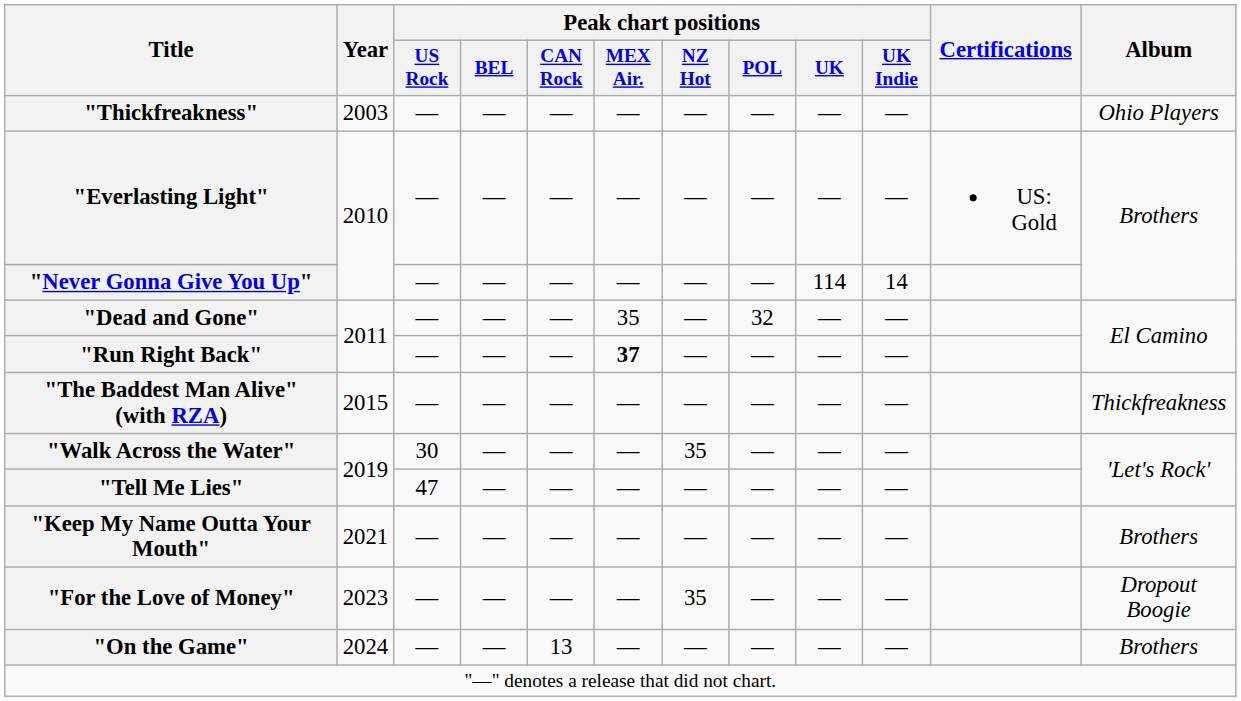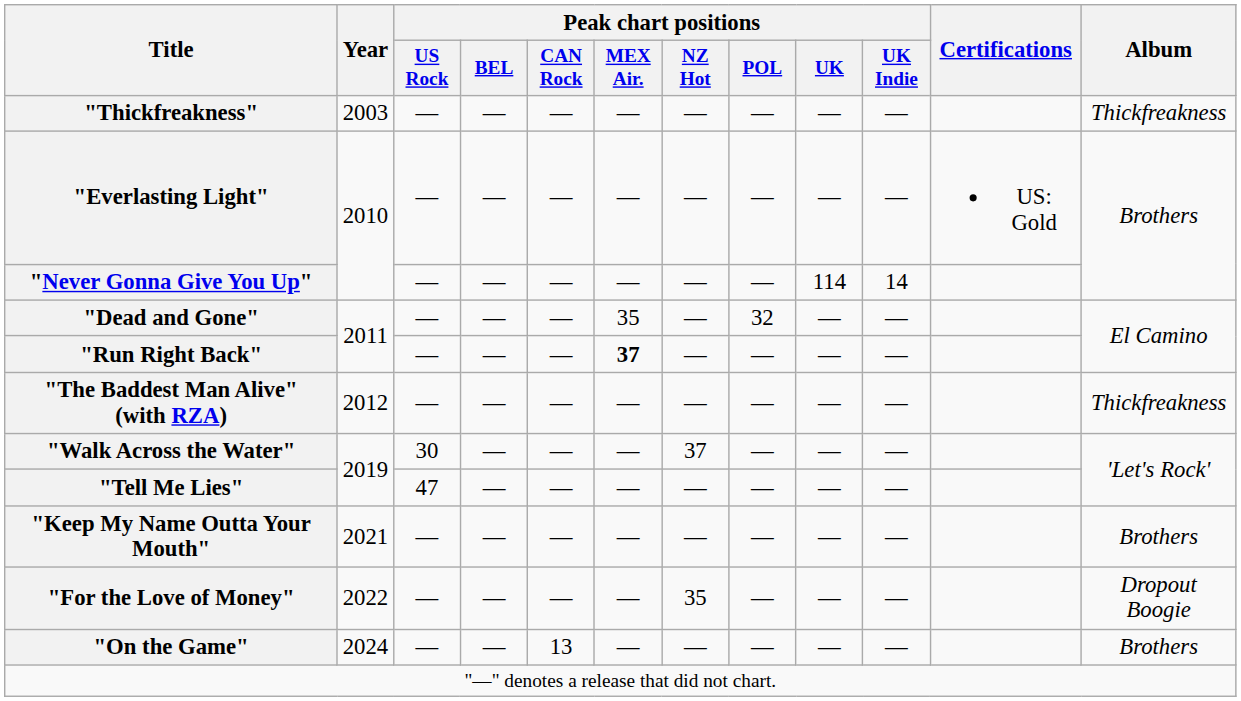(1159, 113) Ohio Players -> (1159, 113) Thickfreakness
(365, 402) 2015 -> (365, 402) 2012
(695, 451) 35 -> (695, 451) 37
(365, 597) 2023 -> (365, 597) 2022
